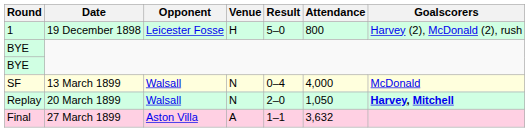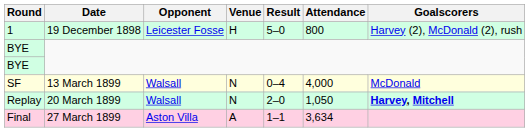(319, 118) 3,632 -> (319, 118) 3,634
